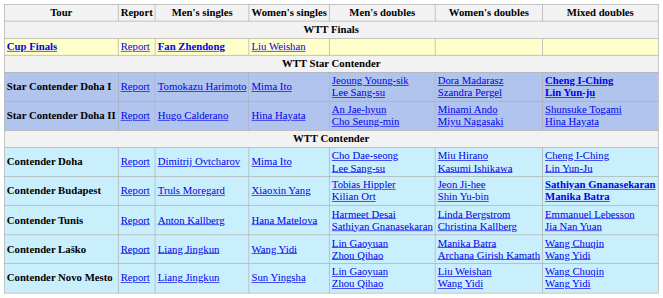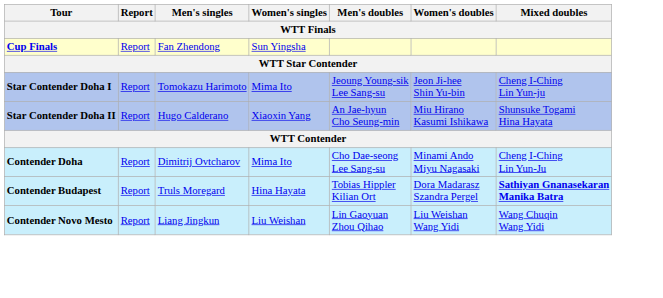(191, 47) bold -> (189, 47) normal
(279, 47) Liu Weishan -> (279, 47) Sun Yingsha
(471, 87) Dora Madarasz Szandra Pergel -> (439, 87) Jeon Ji-hee Shin Yu-bin
(579, 87) bold -> (531, 87) normal
(278, 116) Hina Hayata -> (281, 116) Xiaoxin Yang
(471, 116) Minami Ando Miyu Nagasaki -> (451, 116) Miu Hirano Kasumi Ishikawa
(475, 162) Miu Hirano Kasumi Ishikawa -> (447, 162) Minami Ando Miyu Nagasaki
(281, 191) Xiaoxin Yang -> (278, 191) Hina Hayata
(463, 191) Jeon Ji-hee Shin Yu-bin -> (447, 191) Dora Madarasz Szandra Pergel
- row: (45, 220)
- row: (46, 249)
(279, 278) Sun Yingsha -> (279, 220) Liu Weishan
